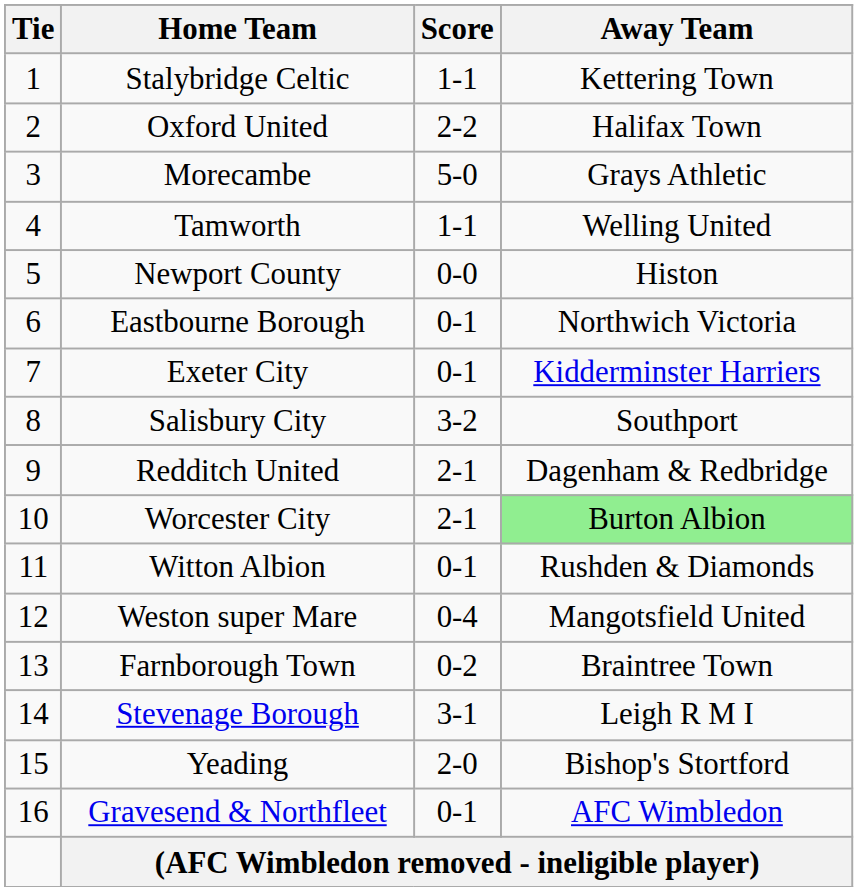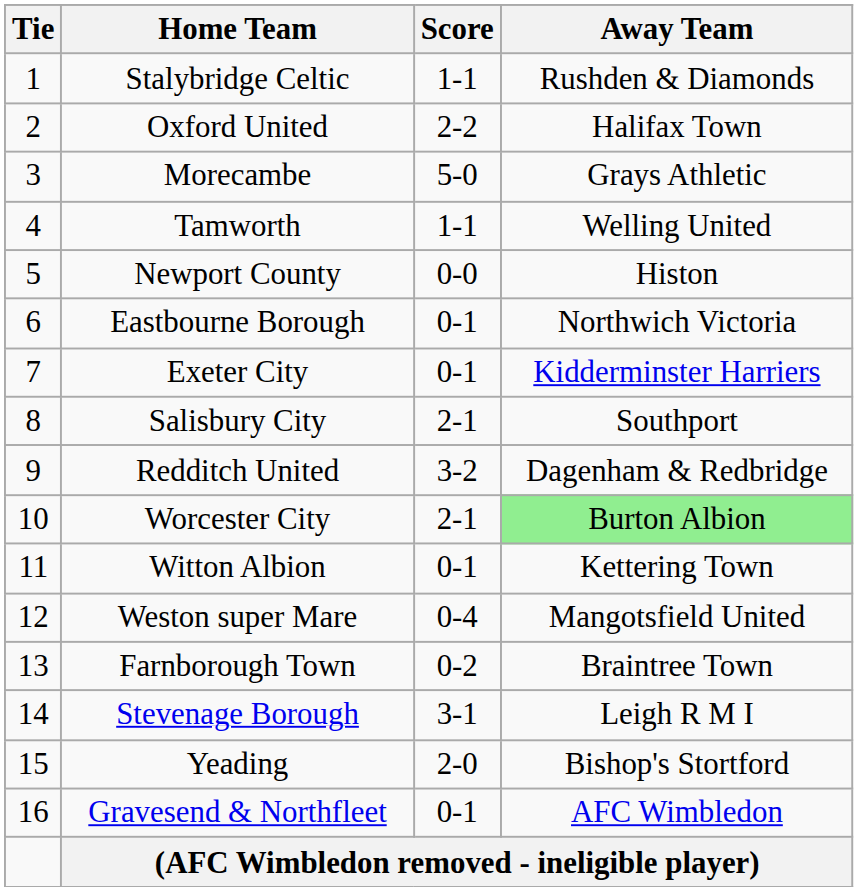(677, 77) Kettering Town -> (677, 77) Rushden & Diamonds
(457, 420) 3-2 -> (457, 420) 2-1
(457, 469) 2-1 -> (457, 469) 3-2
(677, 567) Rushden & Diamonds -> (677, 567) Kettering Town
